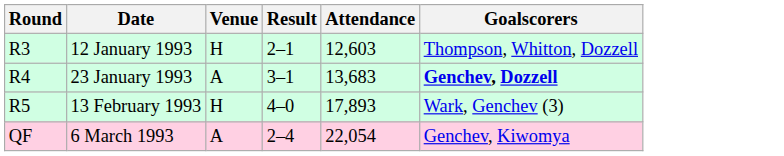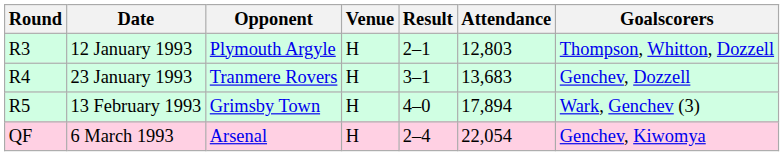+ column: (274, 19)
(351, 48) 12,603 -> (487, 48) 12,803
(216, 77) A -> (353, 77) H
(491, 77) bold -> (625, 77) normal
(351, 106) 17,893 -> (487, 106) 17,894
(216, 135) A -> (353, 135) H
